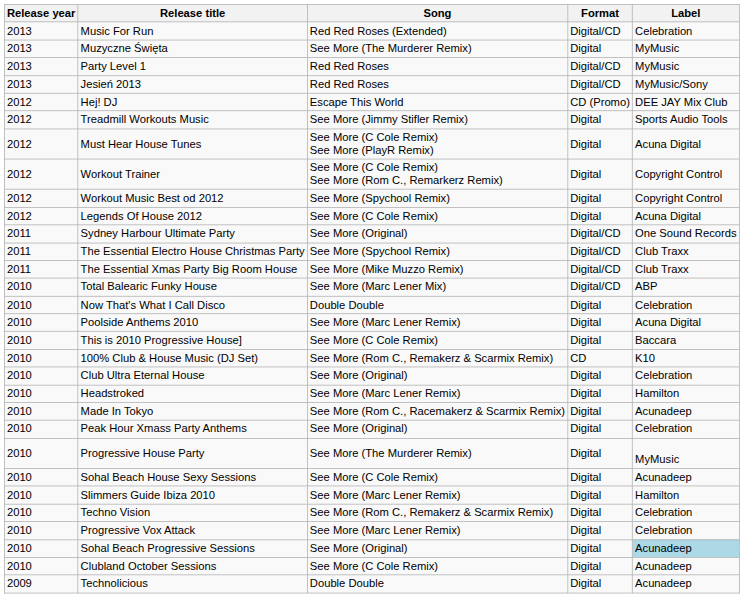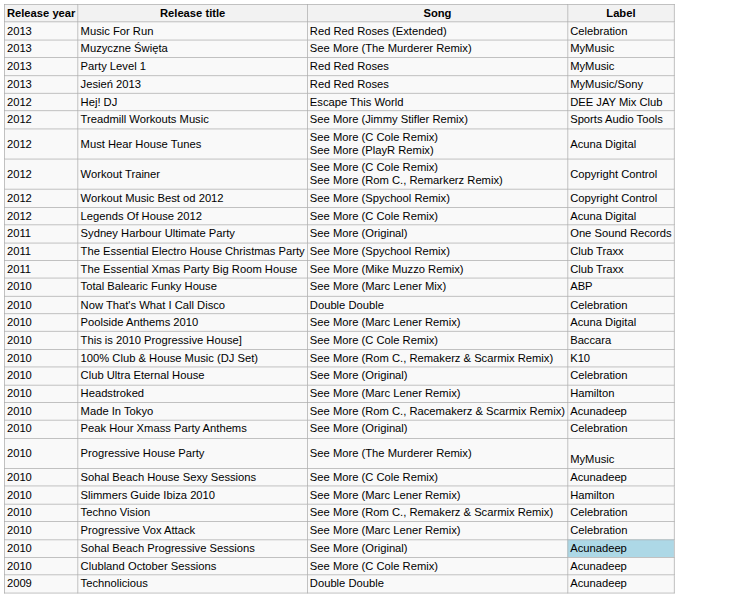- column: (600, 13)
